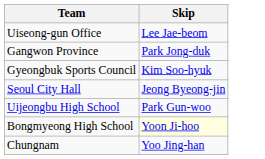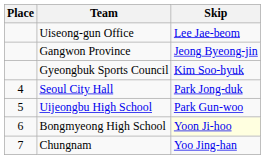+ column: (21, 13)
(176, 51) Park Jong-duk -> (216, 51) Jeong Byeong-jin
(183, 88) Jeong Byeong-jin -> (208, 88) Park Jong-duk
